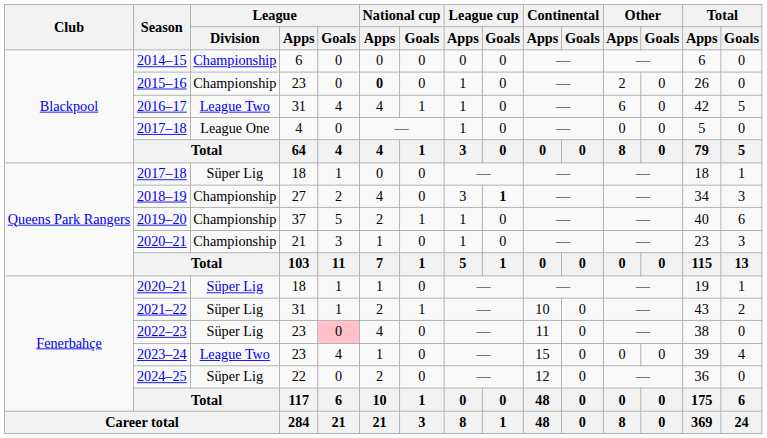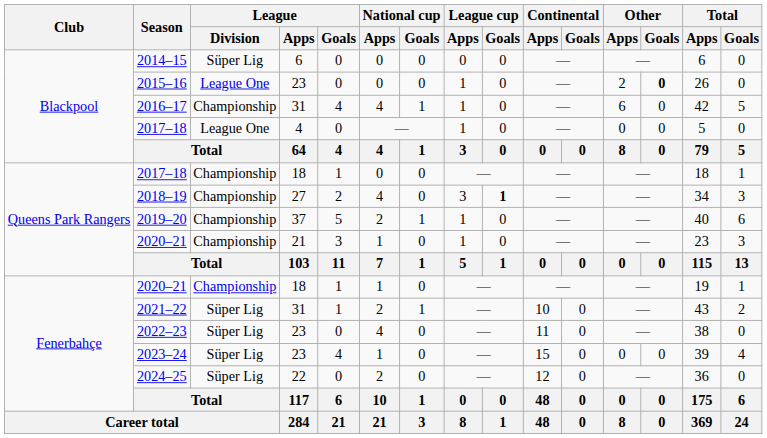(235, 60) Championship -> (235, 60) Süper Lig
(235, 83) Championship -> (235, 83) League One
(380, 83) bold -> (380, 83) normal
(662, 83) normal -> (662, 83) bold
(235, 106) League Two -> (235, 106) Championship
(235, 173) Süper Lig -> (235, 173) Championship
(235, 286) Süper Lig -> (235, 286) Championship
(339, 331) pink background -> (339, 331) no background
(235, 354) League Two -> (235, 354) Süper Lig
